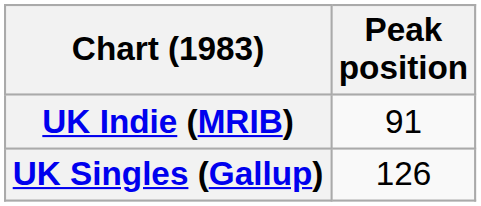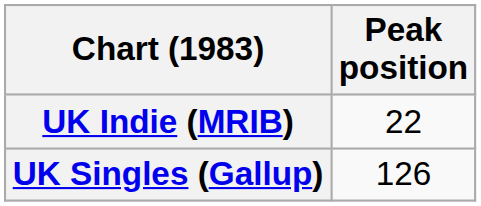(403, 121) 91 -> (403, 121) 22
